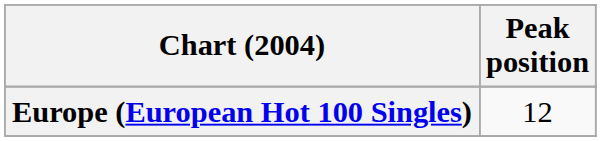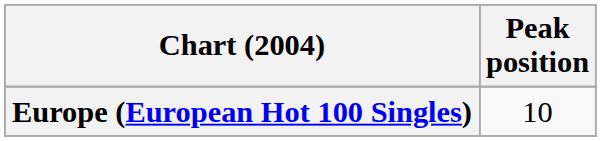(538, 111) 12 -> (538, 111) 10
